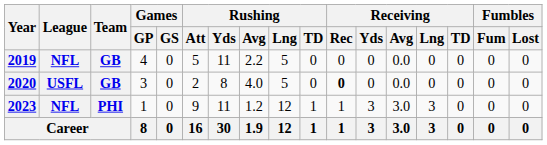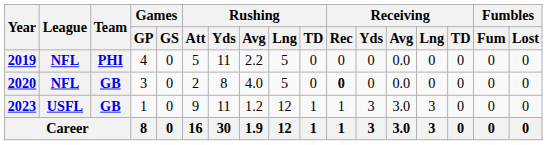(110, 60) GB -> (110, 60) PHI
(65, 83) USFL -> (65, 83) NFL
(65, 106) NFL -> (65, 106) USFL
(110, 106) PHI -> (110, 106) GB
